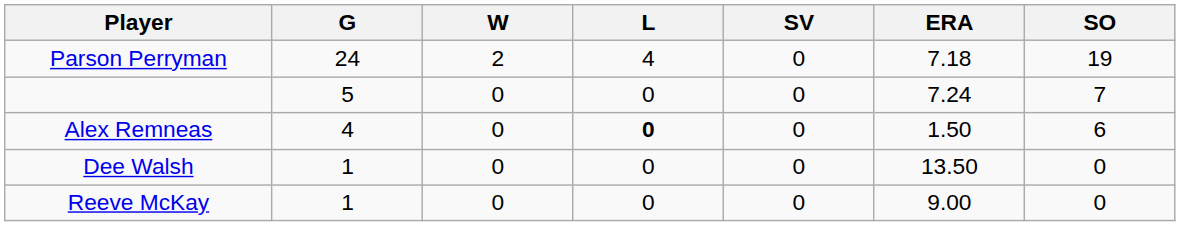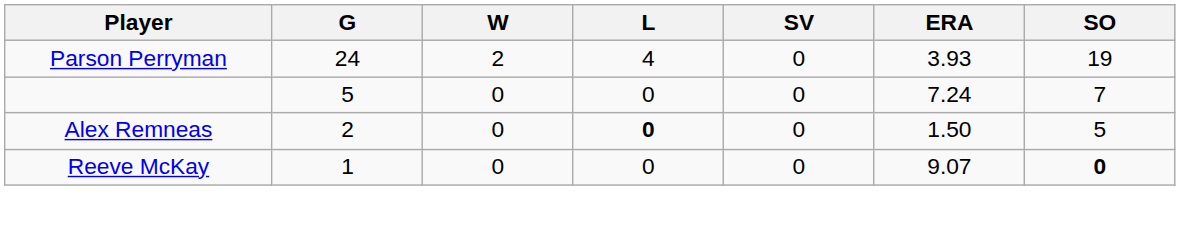(949, 58) 7.18 -> (949, 58) 3.93
(347, 130) 4 -> (347, 130) 2
(1100, 130) 6 -> (1100, 130) 5
- row: (138, 166)
(949, 202) 9.00 -> (949, 166) 9.07
(1100, 202) normal -> (1100, 166) bold
